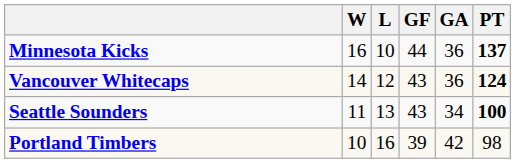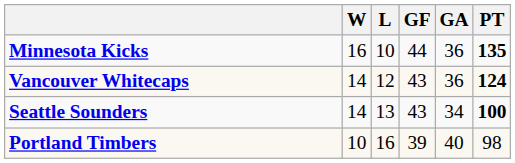(492, 50) 137 -> (492, 50) 135
(357, 111) 11 -> (357, 111) 14
(454, 142) 42 -> (454, 142) 40
